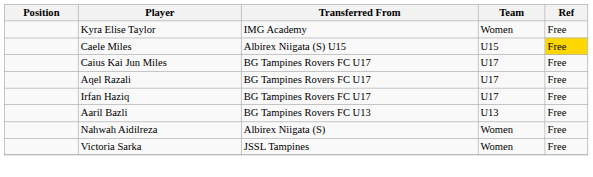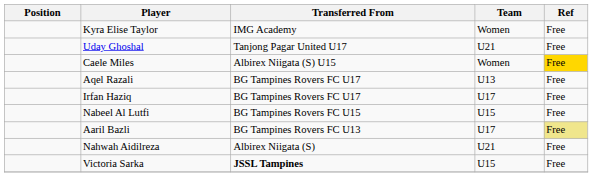+ row: (113, 46)
(490, 46) U15 -> (493, 63) Women
- row: (124, 63)
(490, 79) U17 -> (486, 79) U13
+ row: (116, 113)
(490, 113) U13 -> (486, 130) U17
(557, 113) no background -> (556, 130) khaki background
(497, 130) Women -> (486, 146) U21
(276, 146) normal -> (268, 163) bold
(497, 146) Women -> (486, 163) U15
